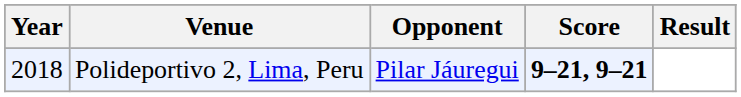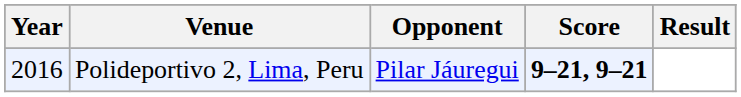(37, 69) 2018 -> (37, 69) 2016
